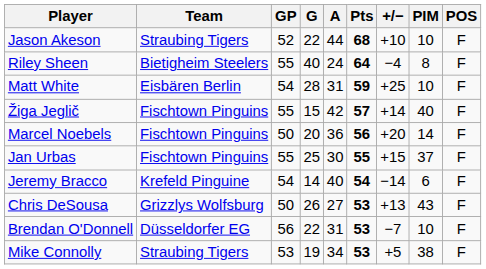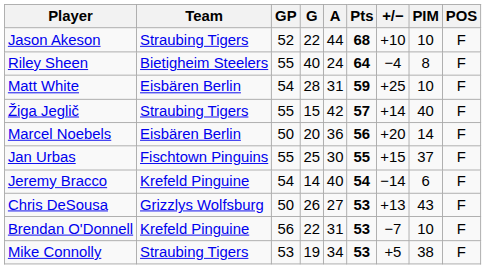(204, 110) Fischtown Pinguins -> (194, 110) Straubing Tigers
(204, 134) Fischtown Pinguins -> (190, 134) Eisbären Berlin
(195, 228) Düsseldorfer EG -> (195, 228) Krefeld Pinguine
